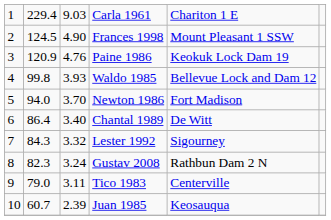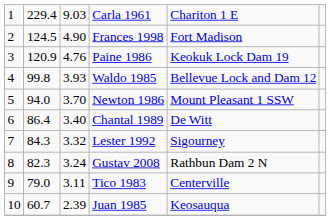(232, 36) Mount Pleasant 1 SSW -> (206, 36) Fort Madison
(206, 99) Fort Madison -> (232, 99) Mount Pleasant 1 SSW
